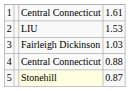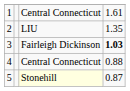(114, 29) 1.53 -> (114, 29) 1.35
(114, 45) normal -> (114, 45) bold
